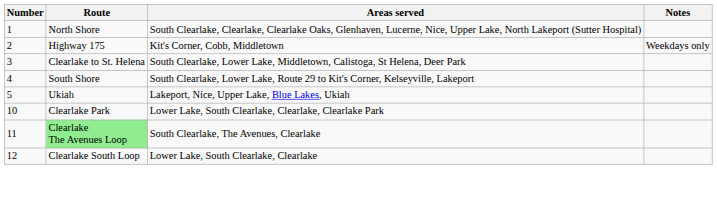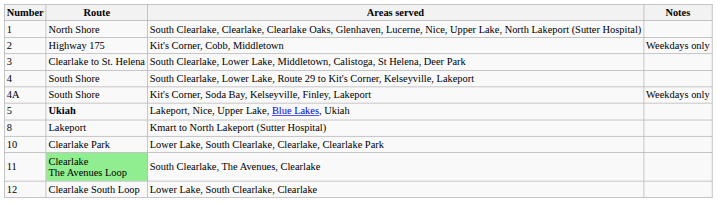+ row: (260, 95)
(61, 95) normal -> (62, 111) bold
+ row: (238, 128)
